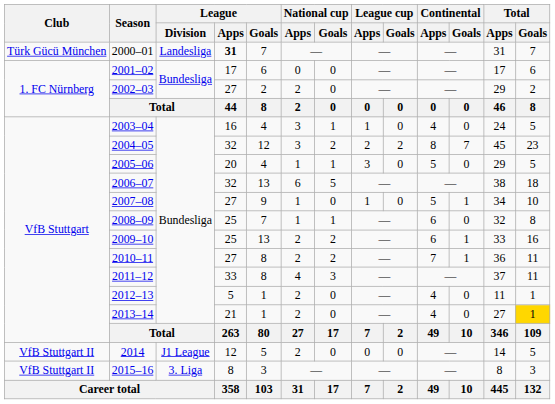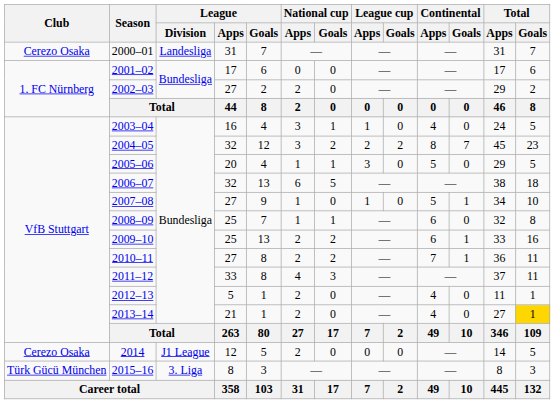(57, 51) Türk Gücü München -> (57, 51) Cerezo Osaka
(231, 51) bold -> (231, 51) normal
(57, 351) VfB Stuttgart II -> (57, 351) Cerezo Osaka
(57, 370) VfB Stuttgart II -> (57, 370) Türk Gücü München
